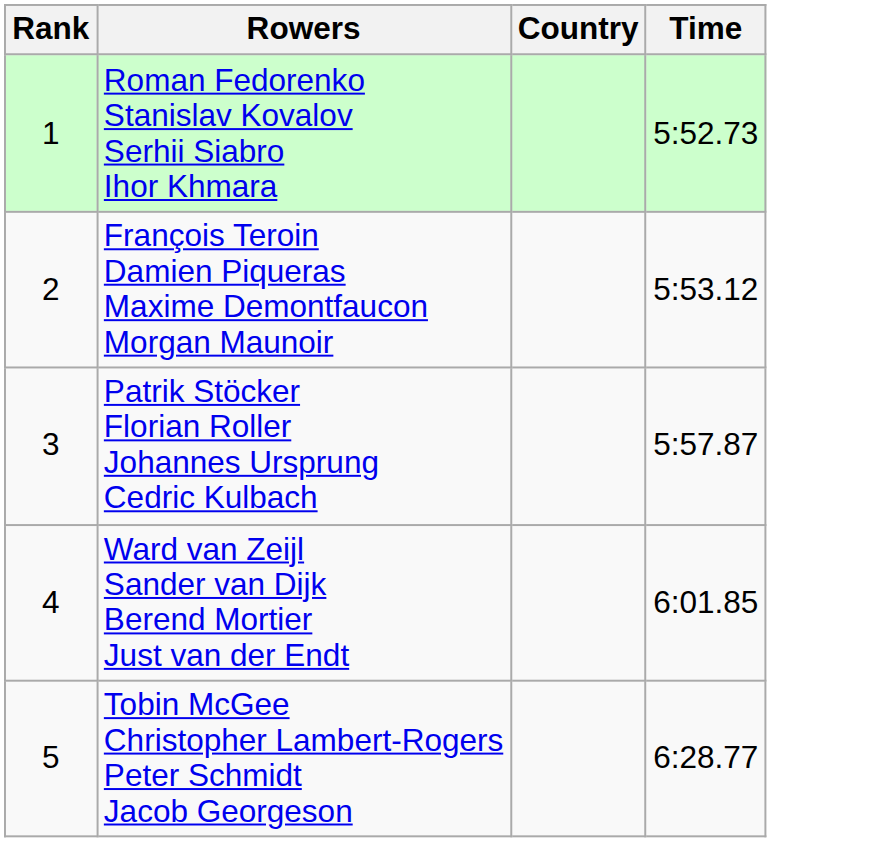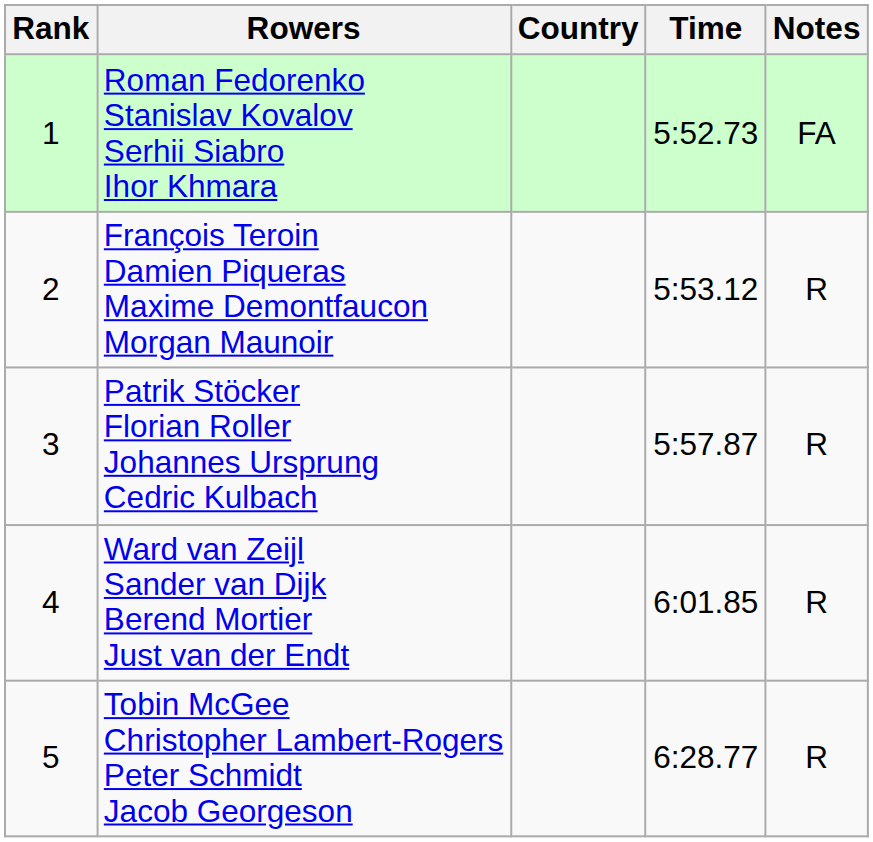+ column: (817, 29)
